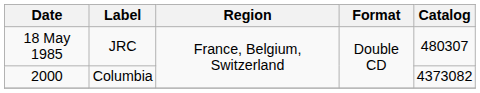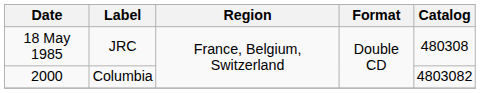(445, 46) 480307 -> (445, 46) 480308
(445, 76) 4373082 -> (445, 76) 4803082
